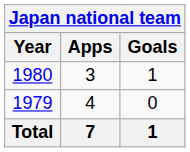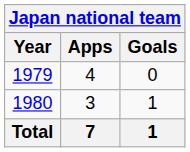rows swapped: (32, 103) <-> (32, 75)
